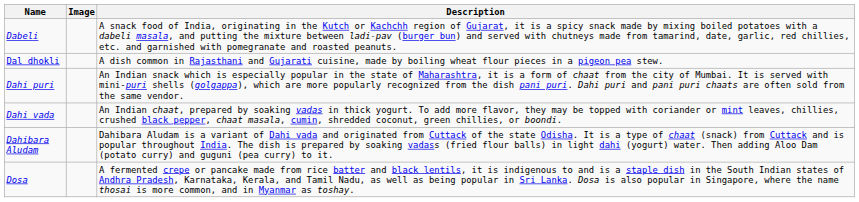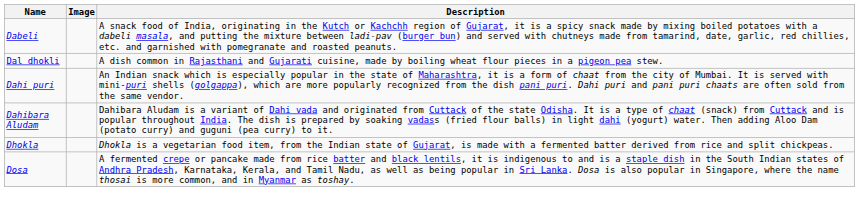- row: (30, 115)
+ row: (22, 145)
